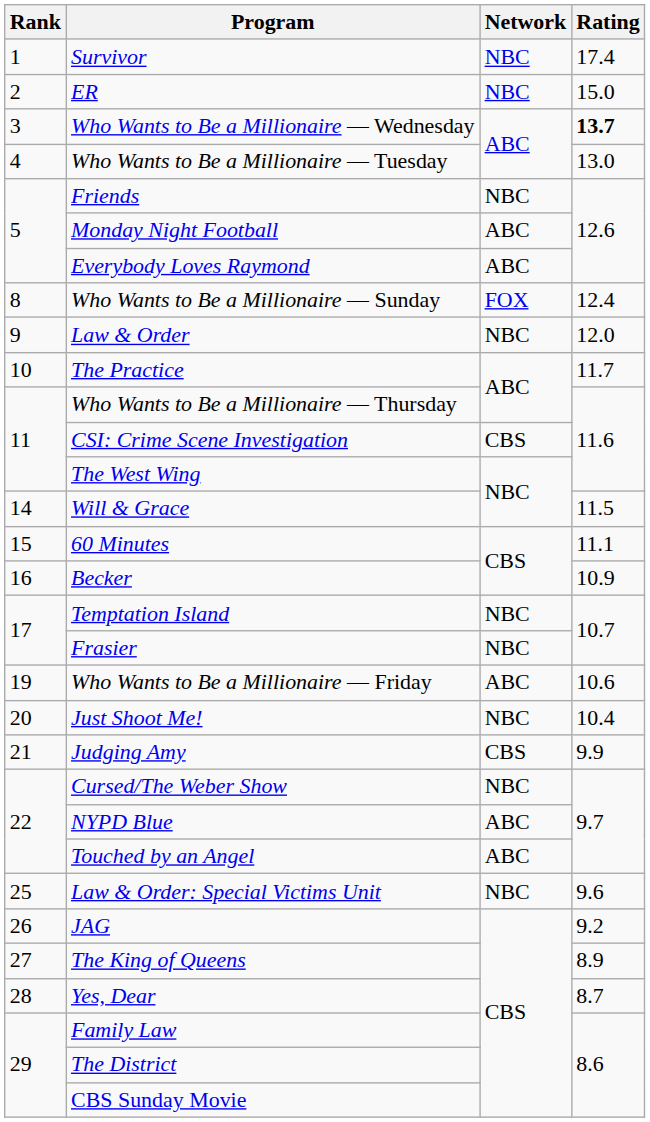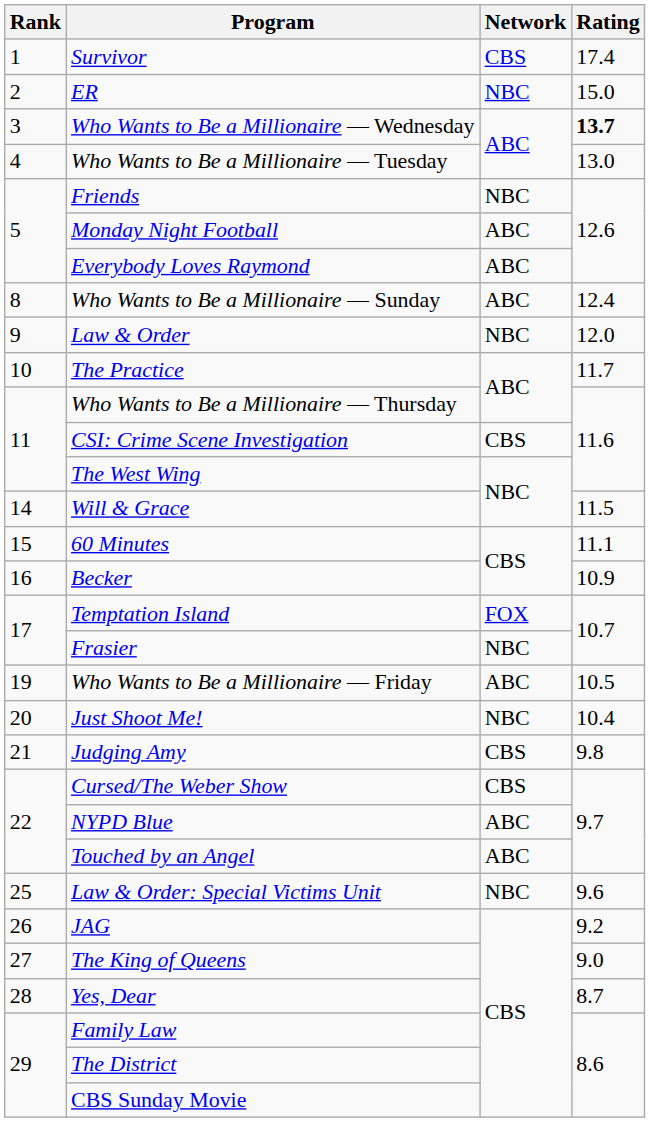(507, 56) NBC -> (505, 56) CBS
(507, 299) FOX -> (507, 299) ABC
(507, 612) NBC -> (507, 612) FOX
(595, 682) 10.6 -> (595, 682) 10.5
(590, 751) 9.9 -> (590, 751) 9.8
(507, 786) NBC -> (505, 786) CBS
(590, 960) 8.9 -> (590, 960) 9.0
